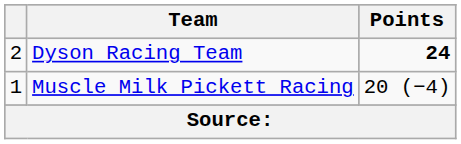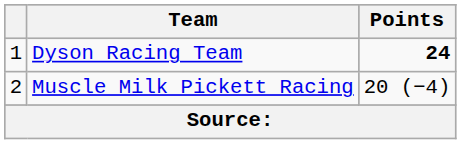(16, 55) 2 -> (16, 55) 1
(16, 88) 1 -> (16, 88) 2
